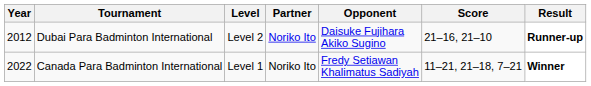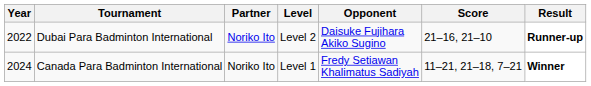columns swapped: (245, 14) <-> (292, 14)
(19, 37) 2012 -> (19, 37) 2022
(19, 67) 2022 -> (19, 67) 2024
